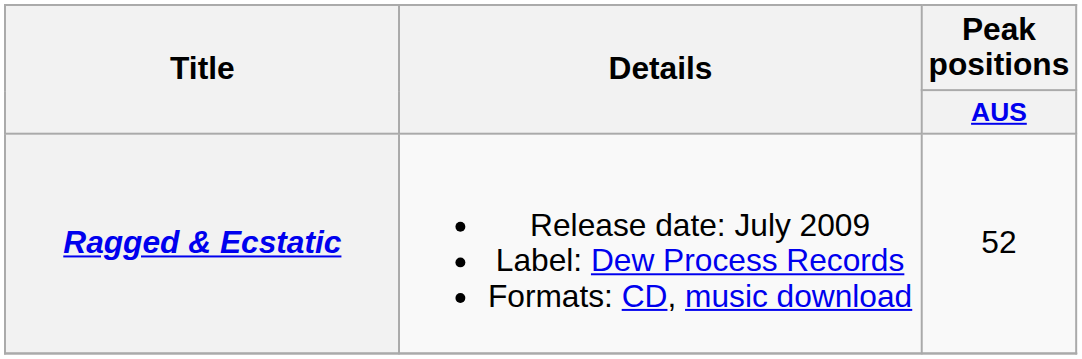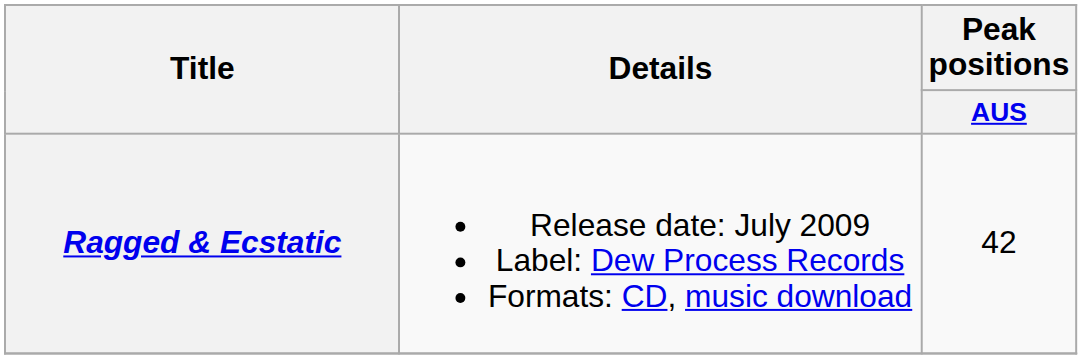(999, 242) 52 -> (999, 242) 42
